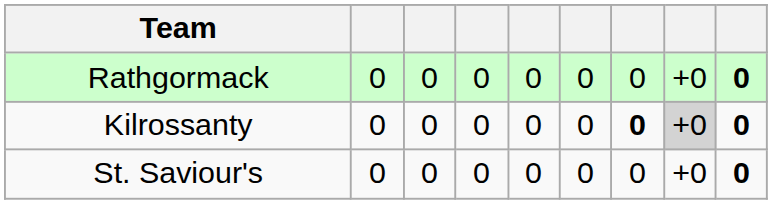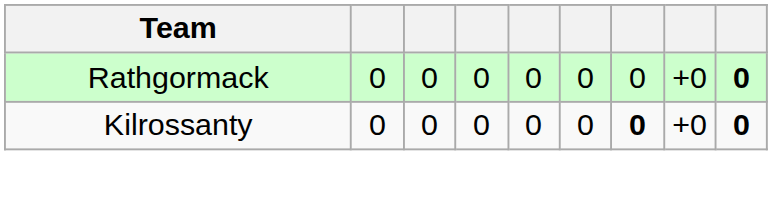(690, 125) lightgrey background -> (690, 125) no background
- row: (178, 173)
